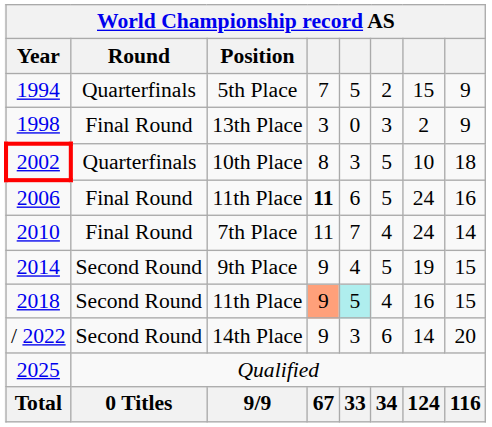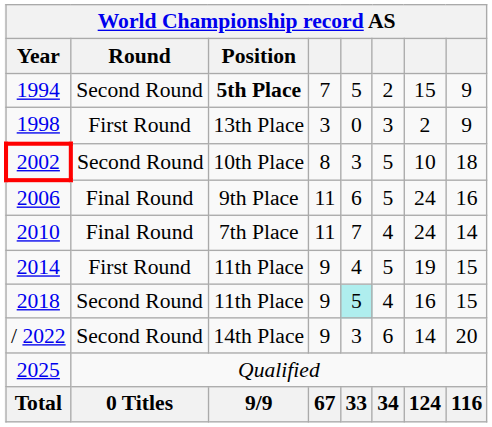(139, 90) Quarterfinals -> (140, 90) Second Round
(257, 90) normal -> (259, 90) bold
(139, 125) Final Round -> (140, 125) First Round
(140, 161) Quarterfinals -> (140, 161) Second Round
(257, 197) 11th Place -> (259, 197) 9th Place
(323, 197) bold -> (325, 197) normal
(139, 266) Second Round -> (140, 266) First Round
(257, 266) 9th Place -> (259, 266) 11th Place
(323, 301) lightsalmon background -> (325, 301) no background
